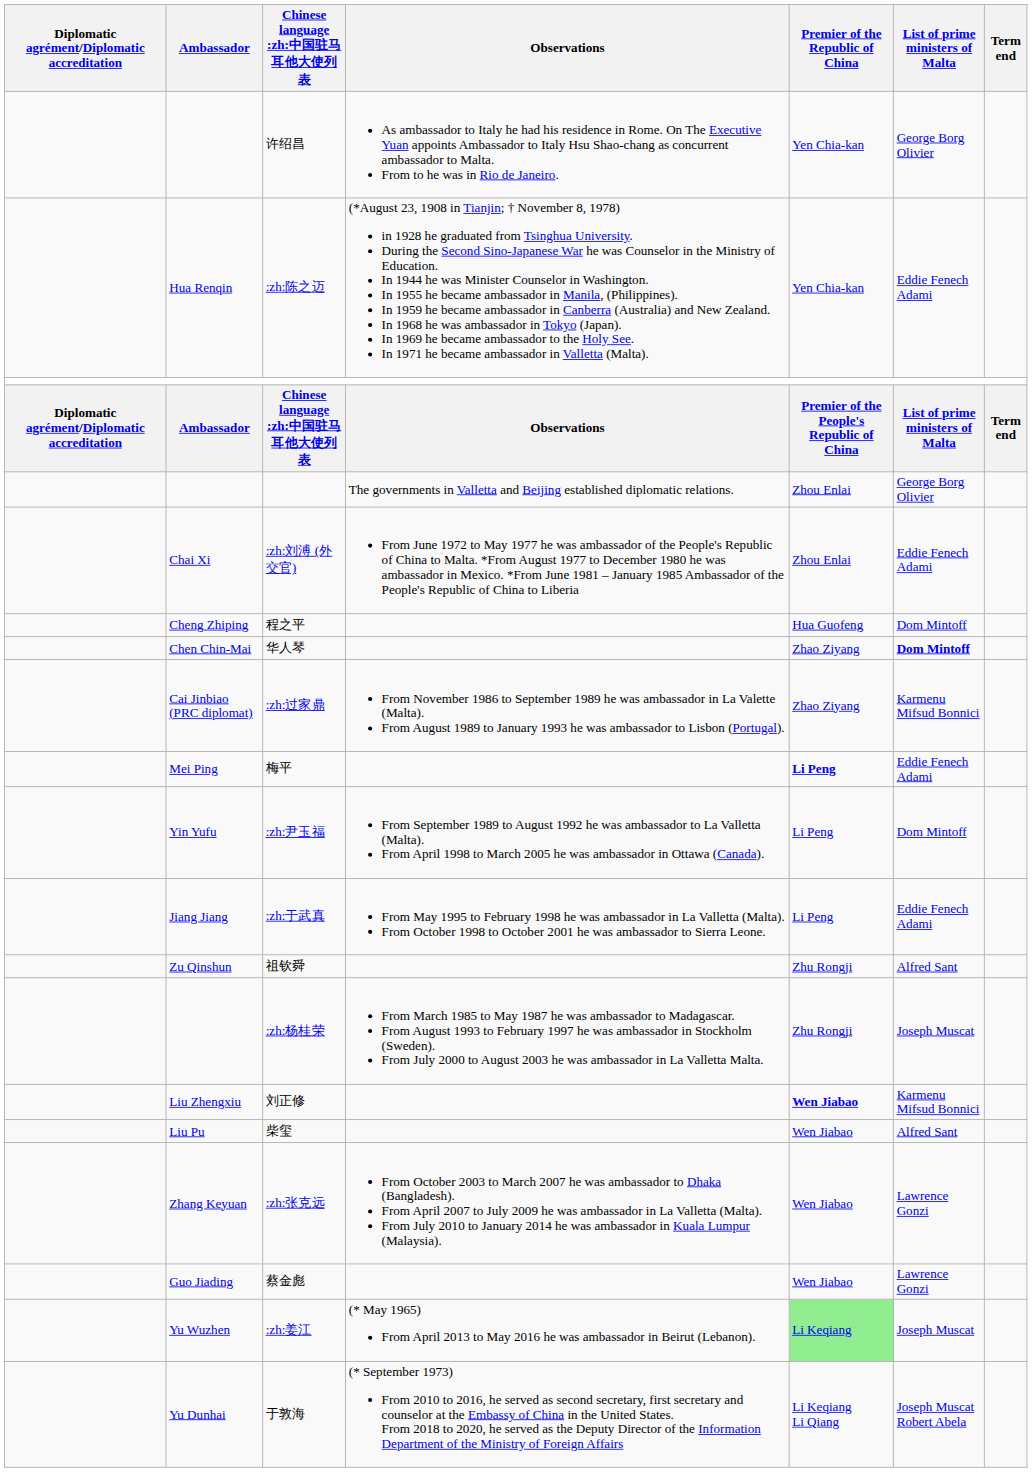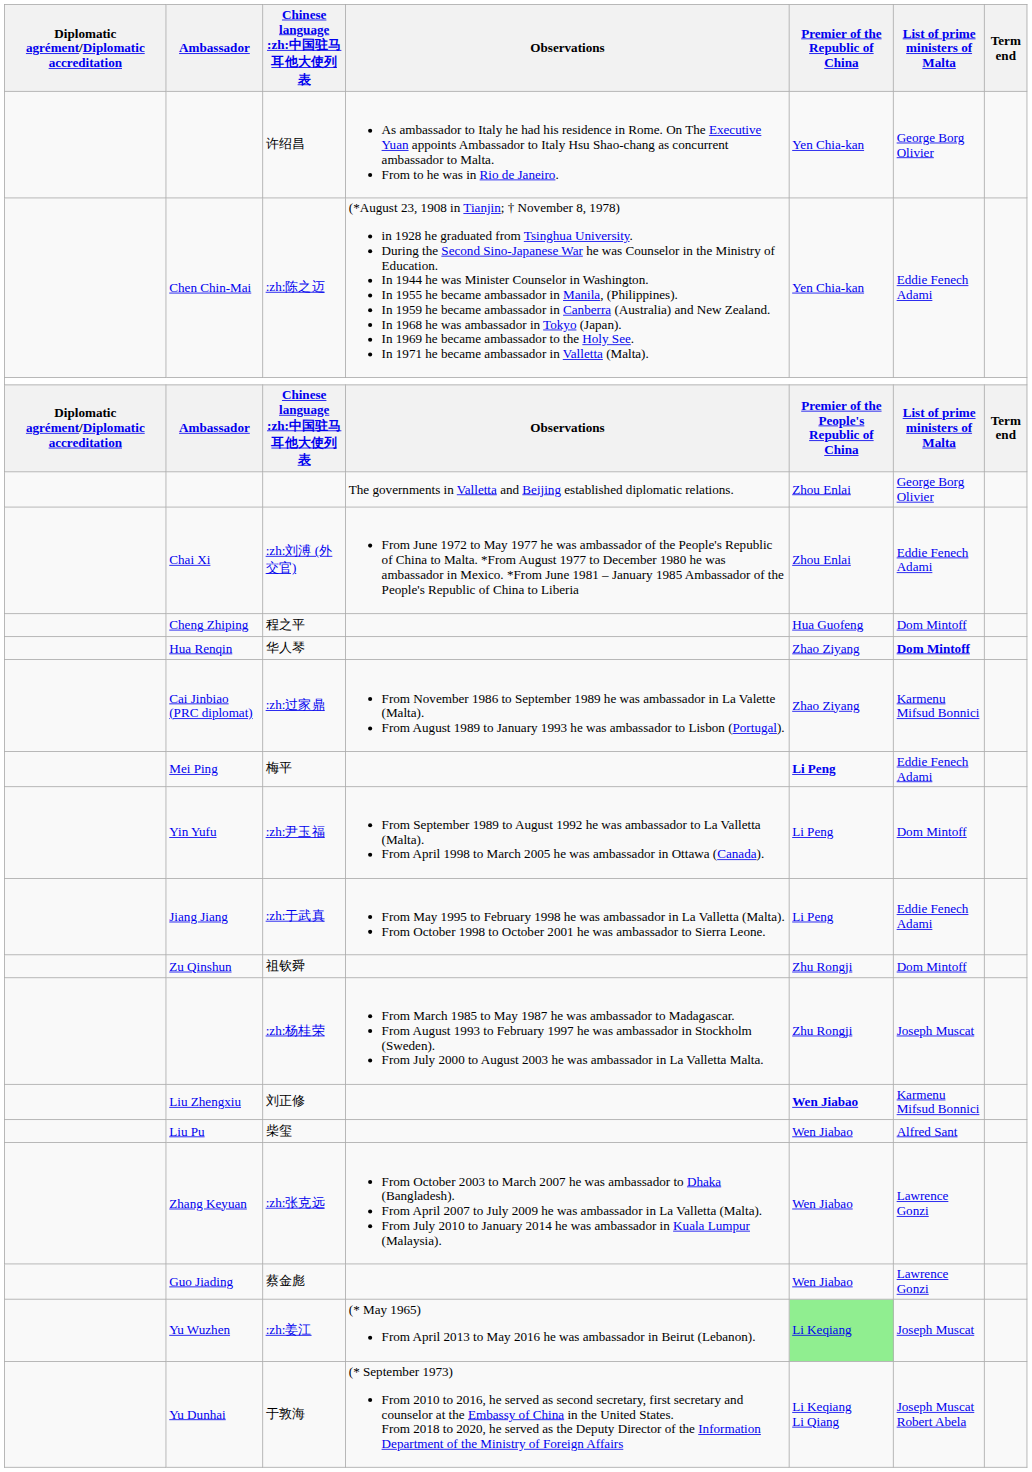(201, 287) Hua Renqin -> (210, 287) Chen Chin-Mai
(210, 648) Chen Chin-Mai -> (201, 648) Hua Renqin
(927, 966) Alfred Sant -> (932, 966) Dom Mintoff
